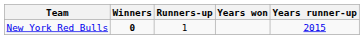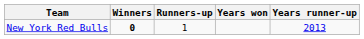(315, 27) 2015 -> (315, 27) 2013
